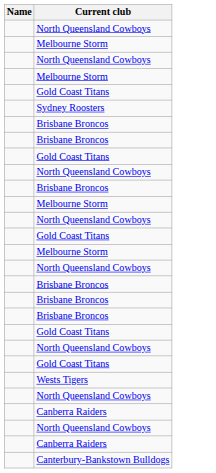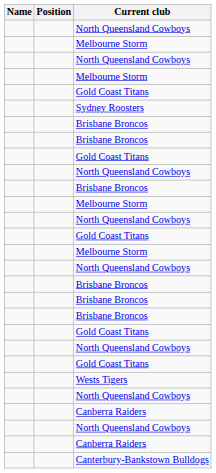+ column: (54, 12)
